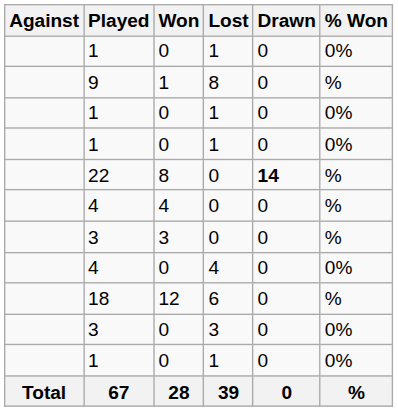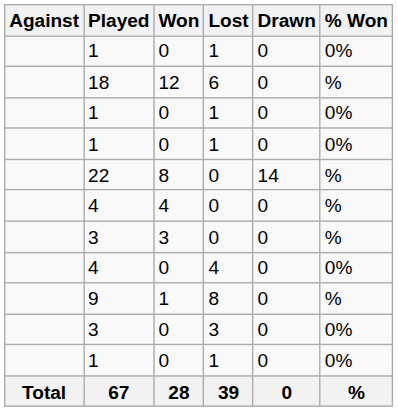rows swapped: (93, 82) <-> (99, 298)
(268, 175) bold -> (268, 175) normal
